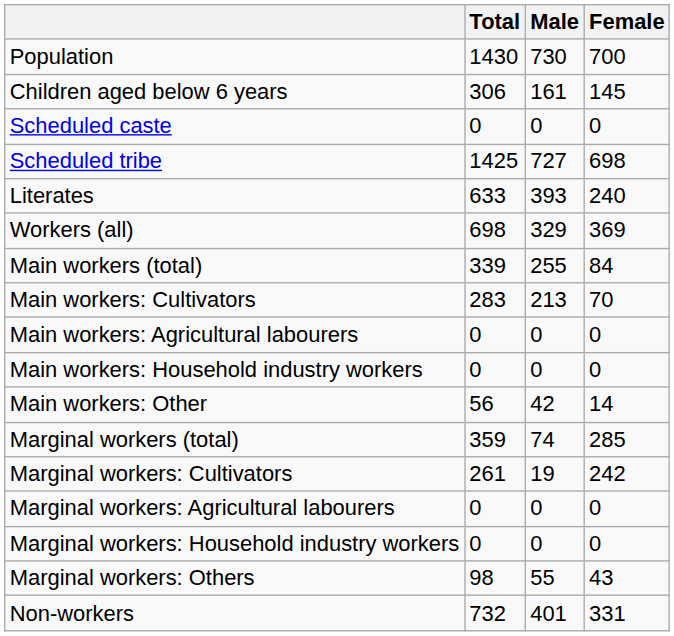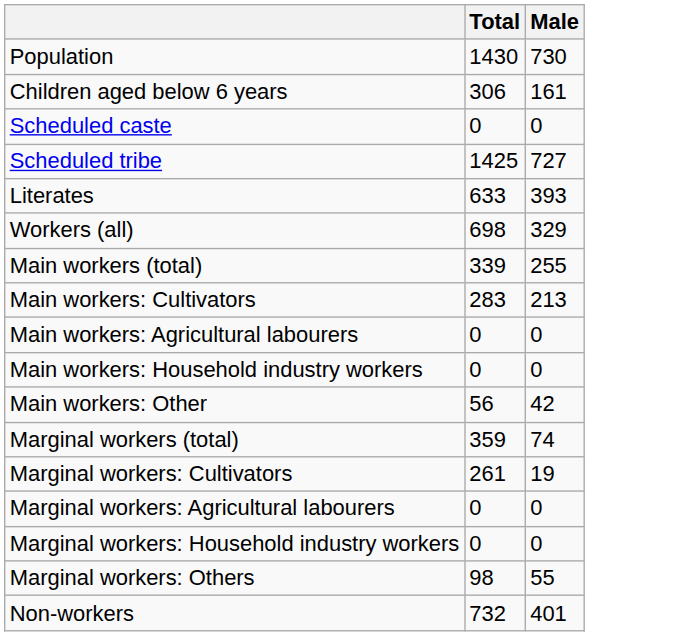- column: (627, 21)
